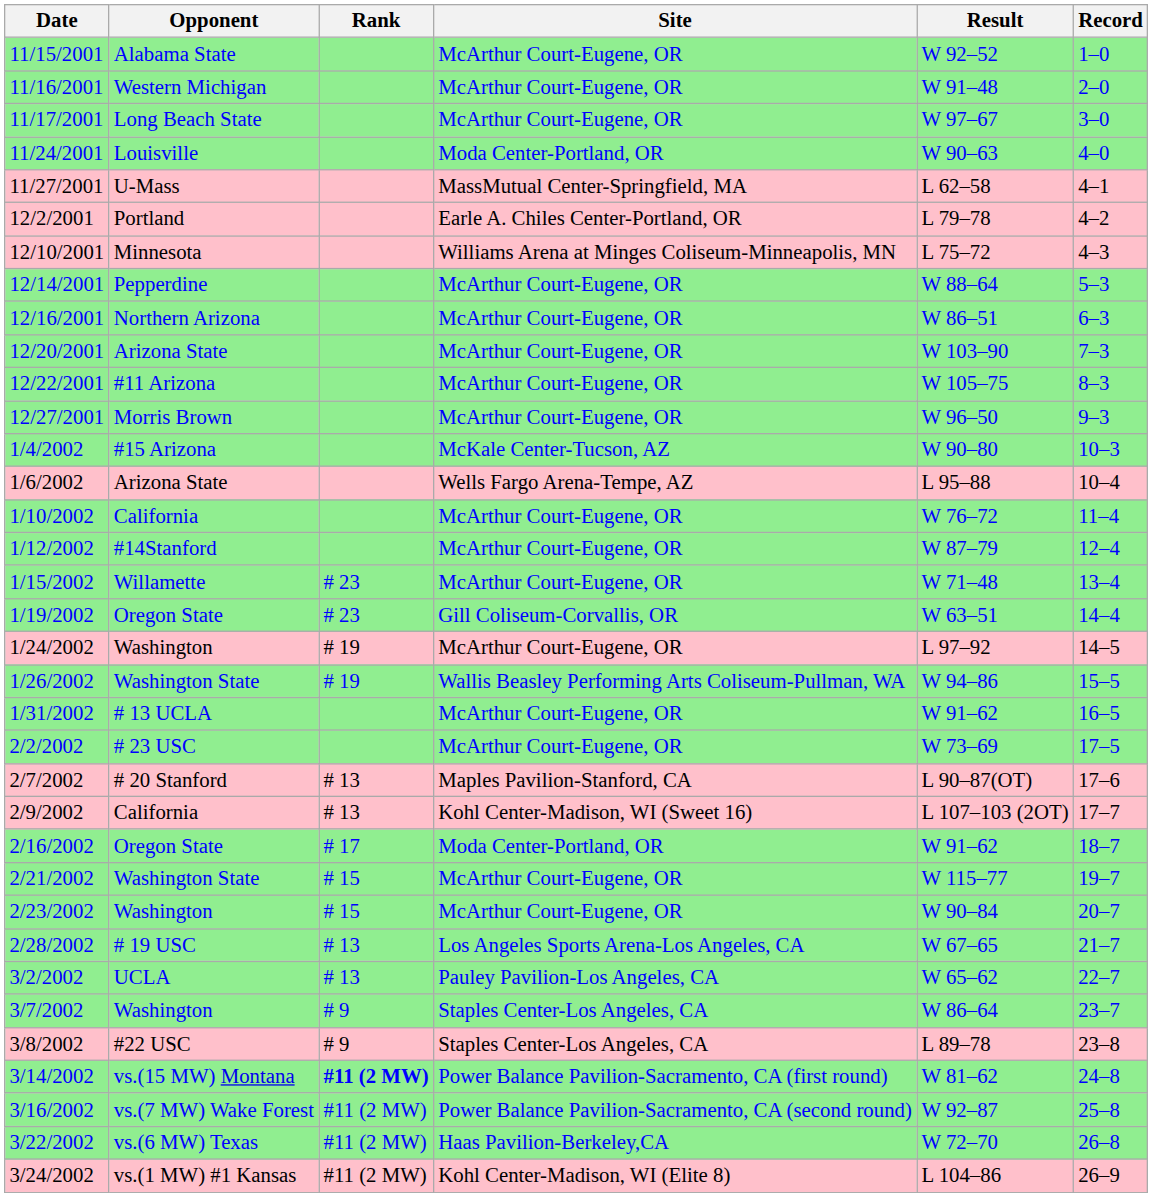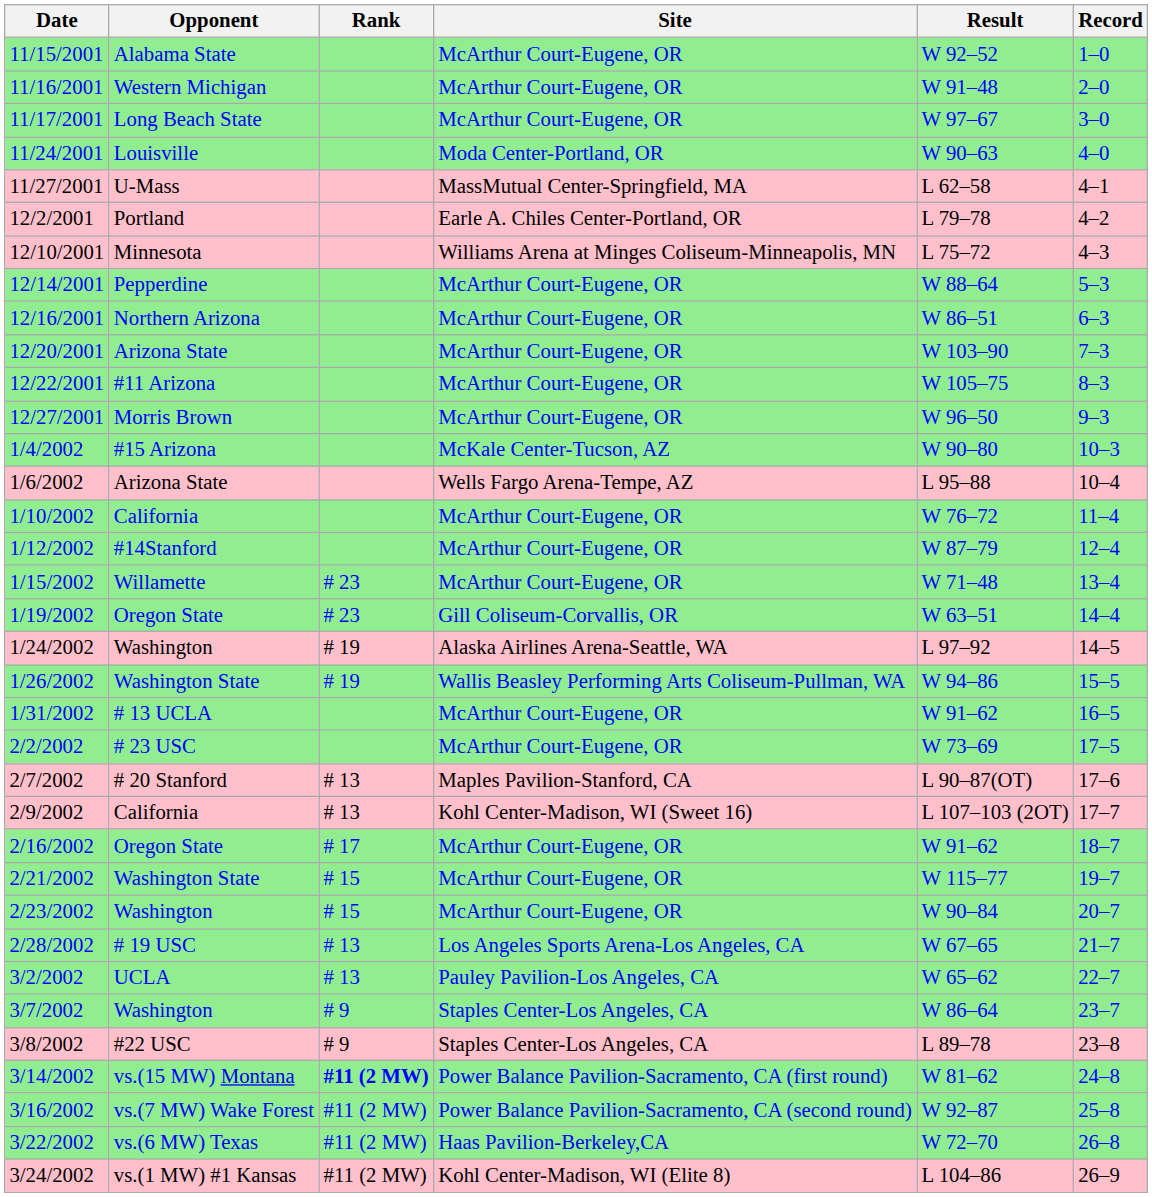(560, 647) McArthur Court-Eugene, OR -> (583, 647) Alaska Airlines Arena-Seattle, WA
(551, 845) Moda Center-Portland, OR -> (560, 845) McArthur Court-Eugene, OR
